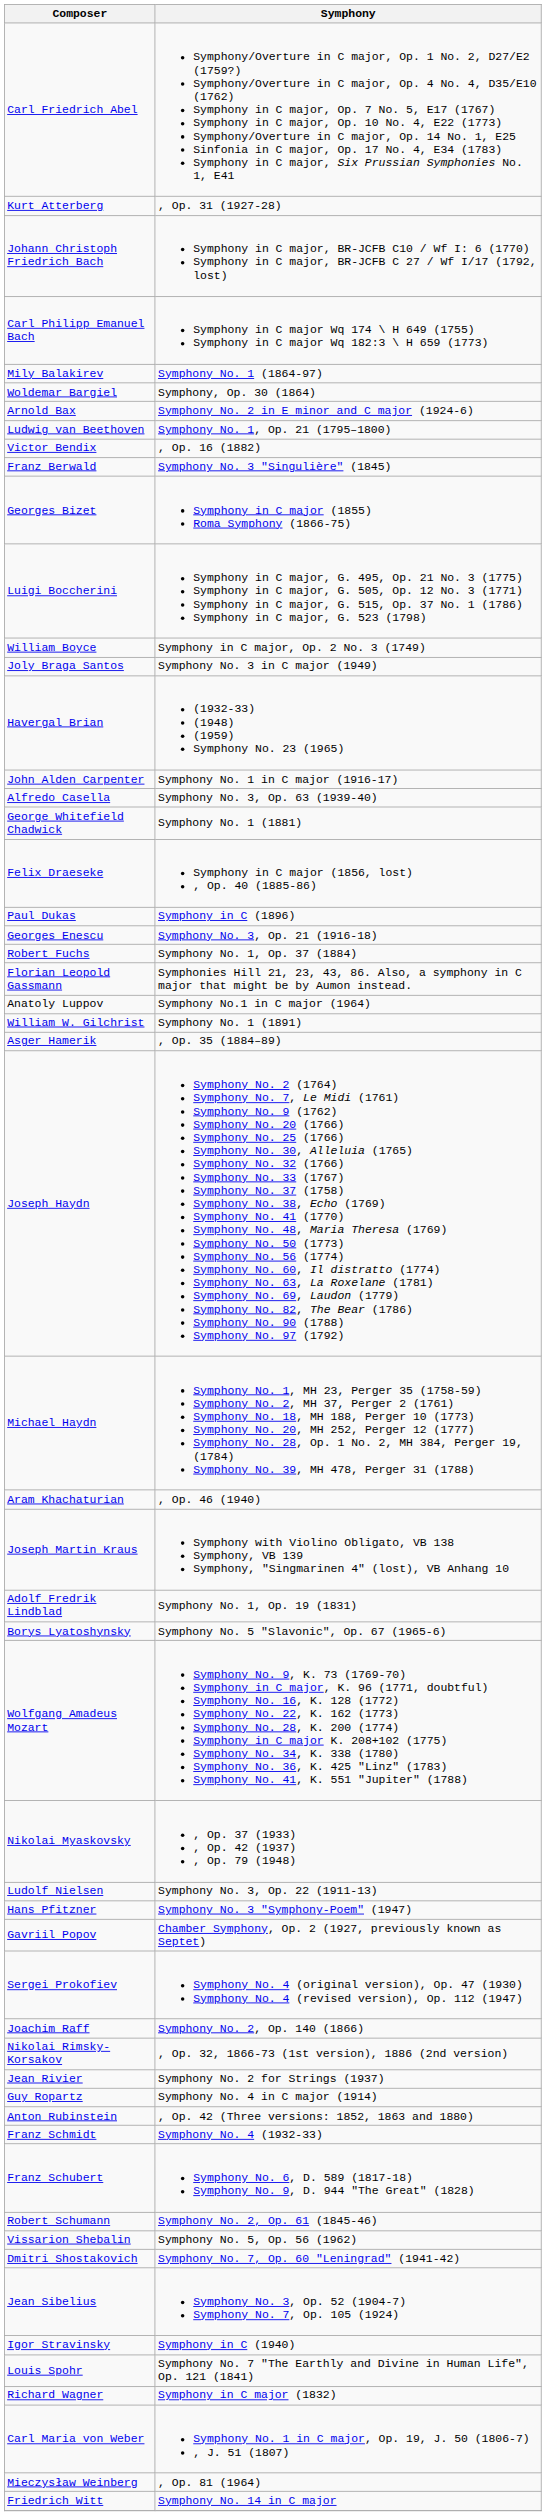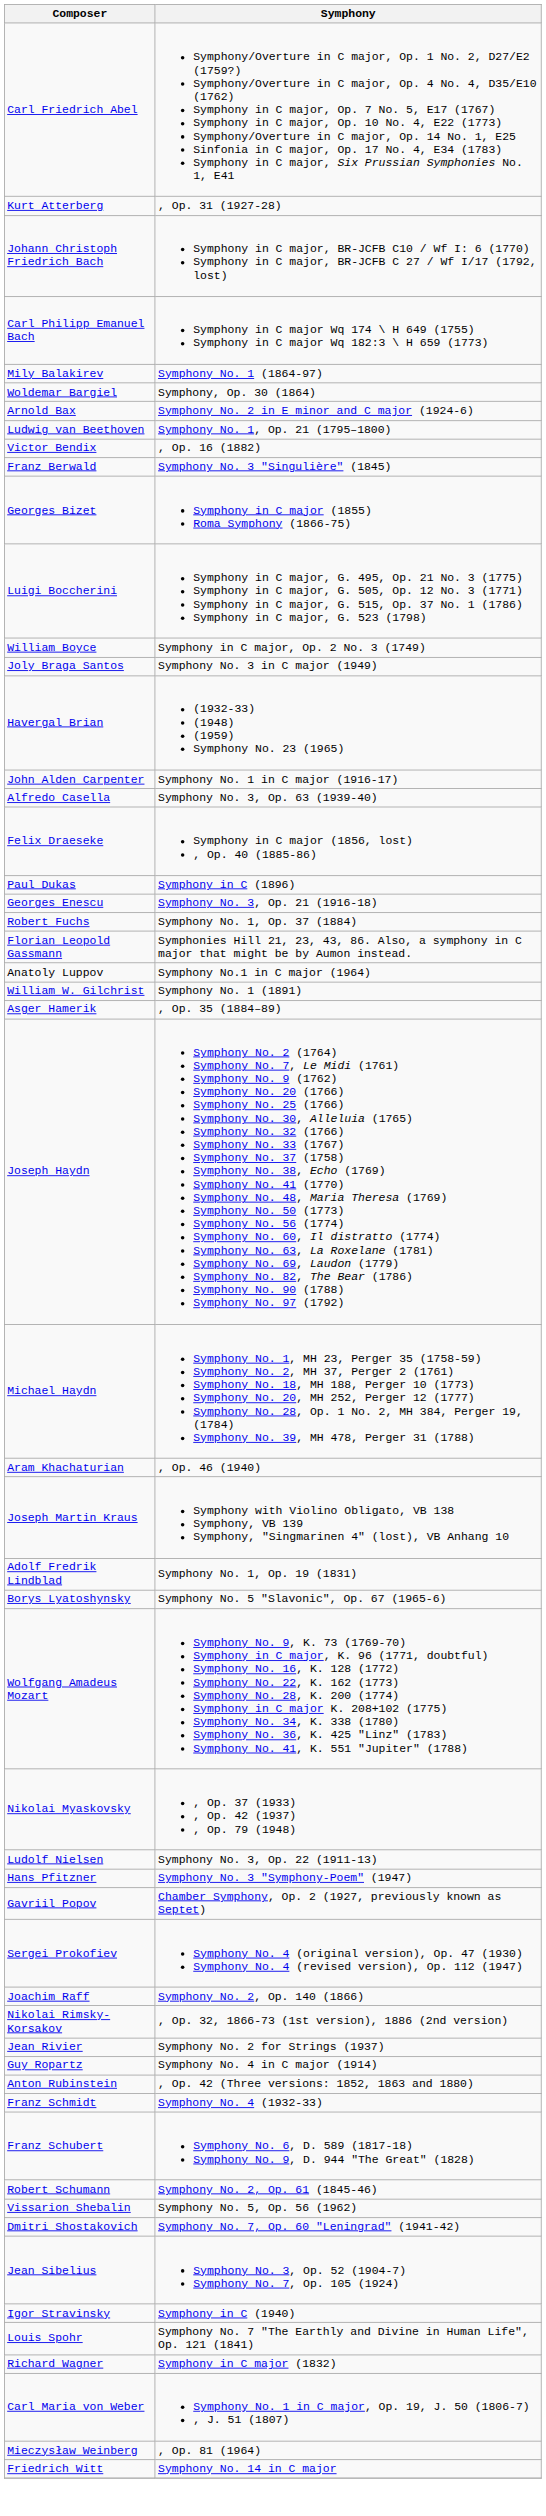- row: (66, 823)
